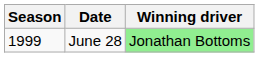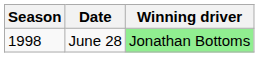(25, 40) 1999 -> (25, 40) 1998
